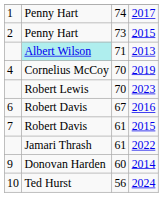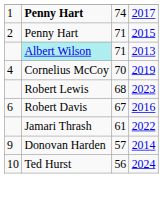(51, 13) normal -> (54, 13) bold
(120, 32) 73 -> (120, 32) 71
(120, 88) 70 -> (120, 88) 68
- row: (10, 126)
(120, 164) 60 -> (120, 145) 57
